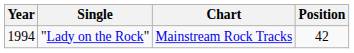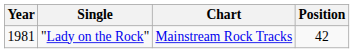(21, 36) 1994 -> (21, 36) 1981
